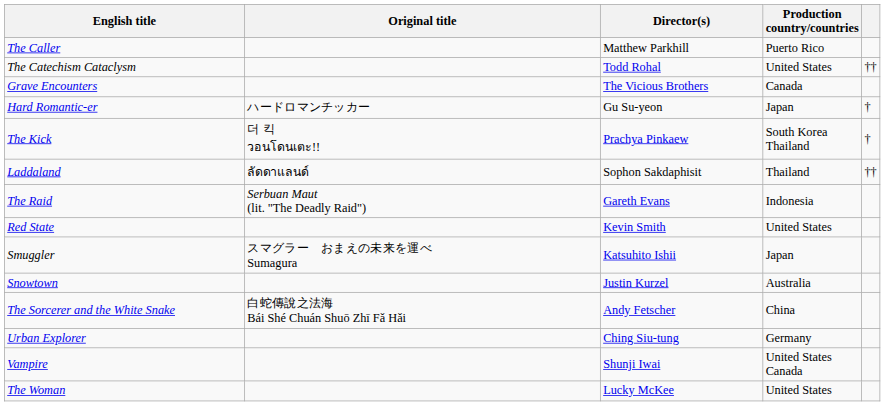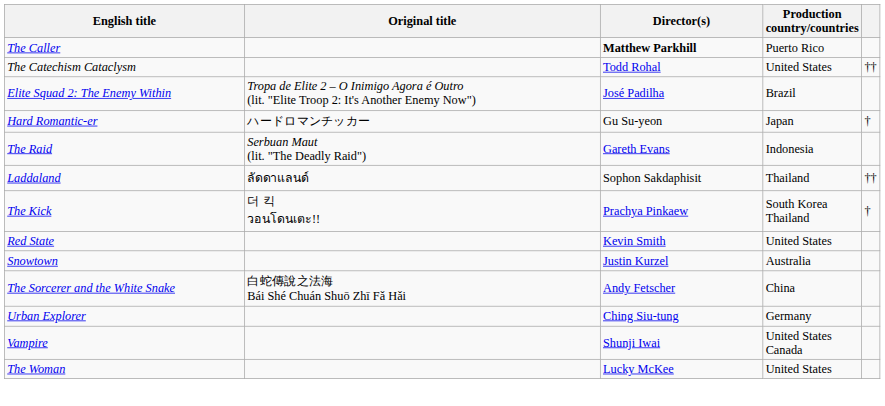(646, 47) normal -> (650, 47) bold
+ row: (89, 93)
- row: (52, 86)
rows swapped: (29, 138) <-> (30, 201)
- row: (31, 255)
